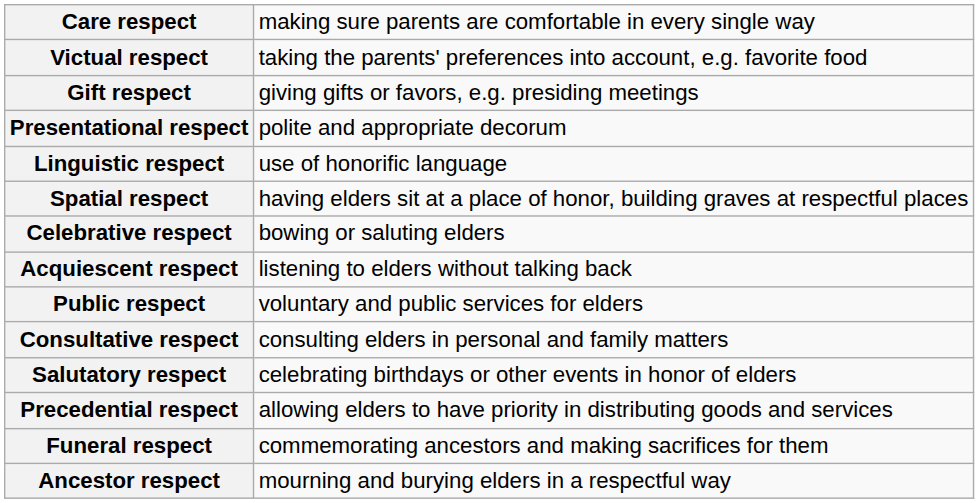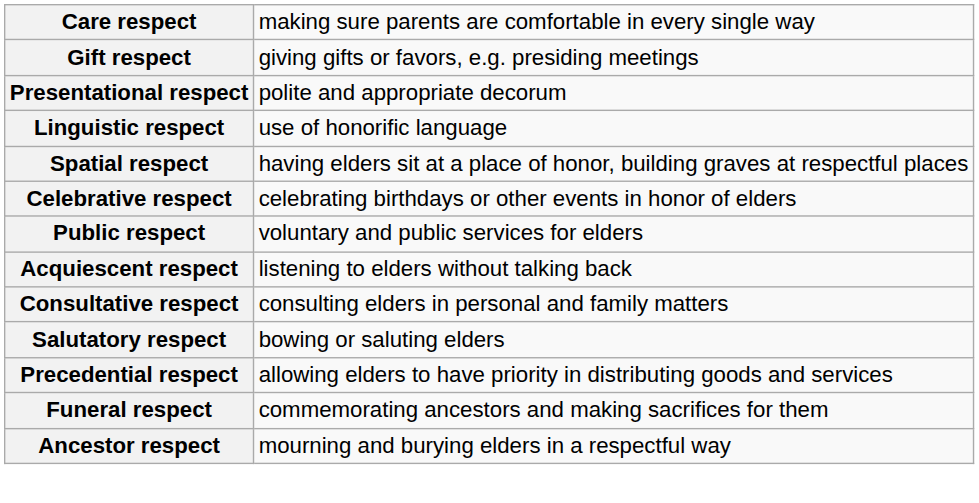- row: (129, 57)
(382, 233) bowing or saluting elders -> (528, 198) celebrating birthdays or other events in honor of elders
rows swapped: (129, 304) <-> (129, 269)
(528, 374) celebrating birthdays or other events in honor of elders -> (382, 339) bowing or saluting elders
